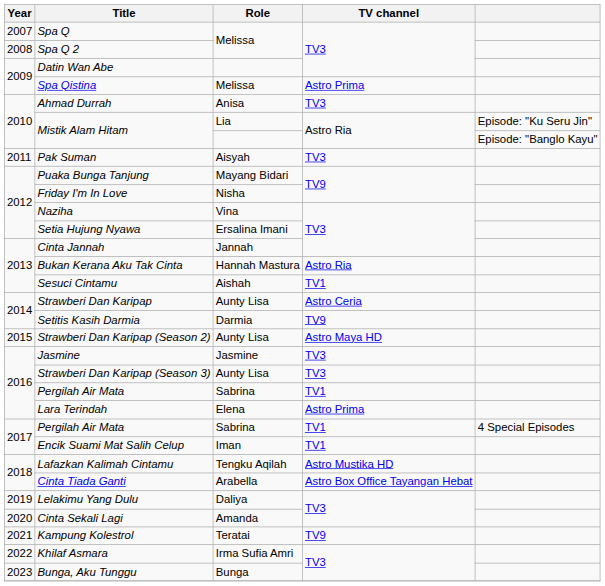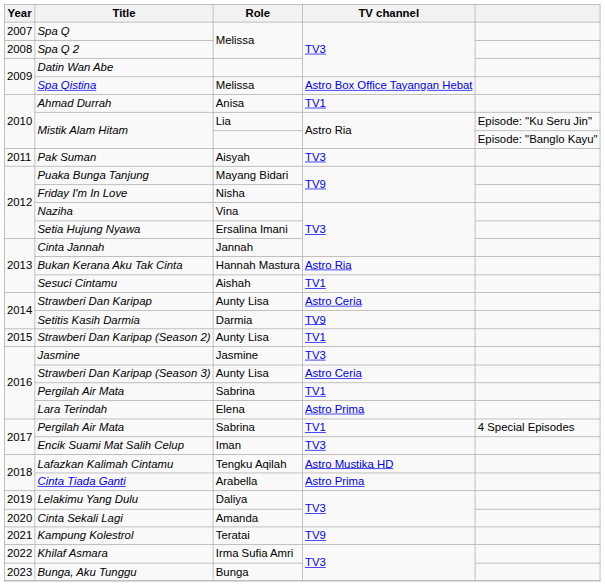(335, 85) Astro Prima -> (389, 85) Astro Box Office Tayangan Hebat
(315, 103) TV3 -> (315, 103) TV1
(343, 337) Astro Maya HD -> (315, 337) TV1
(315, 373) TV3 -> (333, 373) Astro Ceria
(315, 445) TV1 -> (315, 445) TV3
(389, 481) Astro Box Office Tayangan Hebat -> (335, 481) Astro Prima
